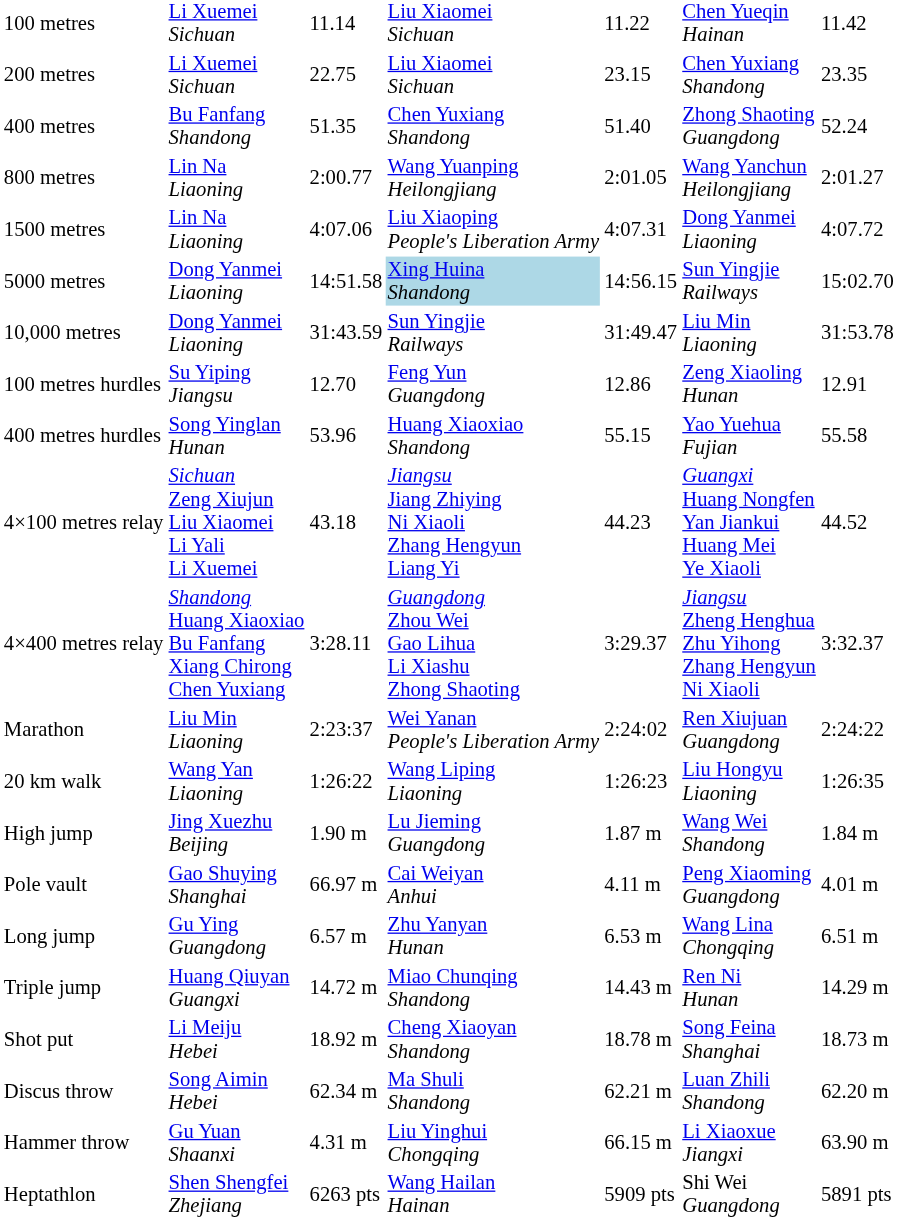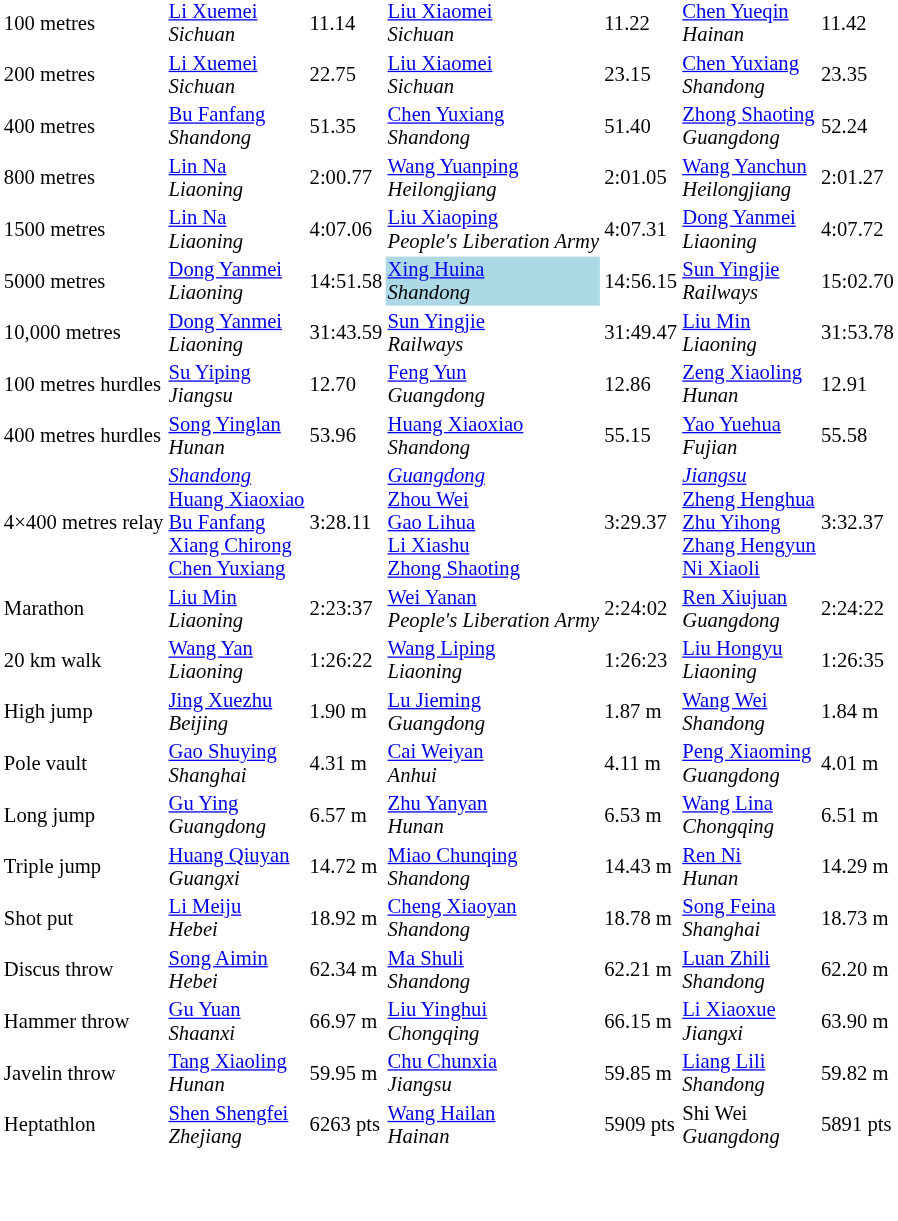- row: (84, 522)
(343, 884) 66.97 m -> (338, 763) 4.31 m
(338, 1142) 4.31 m -> (343, 1021) 66.97 m
+ row: (60, 1073)
